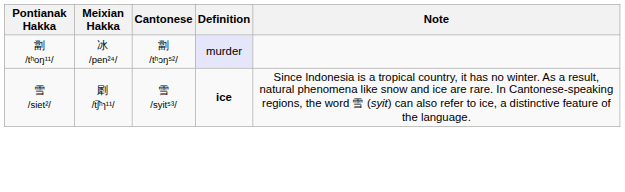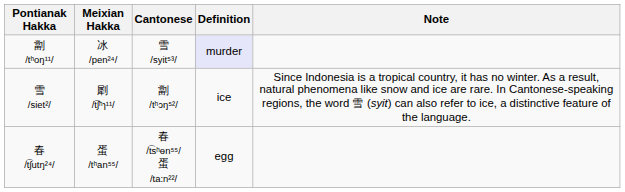(164, 52) 劏 /tʰɔŋ⁵²/ -> (164, 52) 雪 /syit⁵³/
(164, 97) 雪 /syit⁵³/ -> (164, 97) 劏 /tʰɔŋ⁵²/
(224, 97) bold -> (224, 97) normal
+ row: (39, 157)
